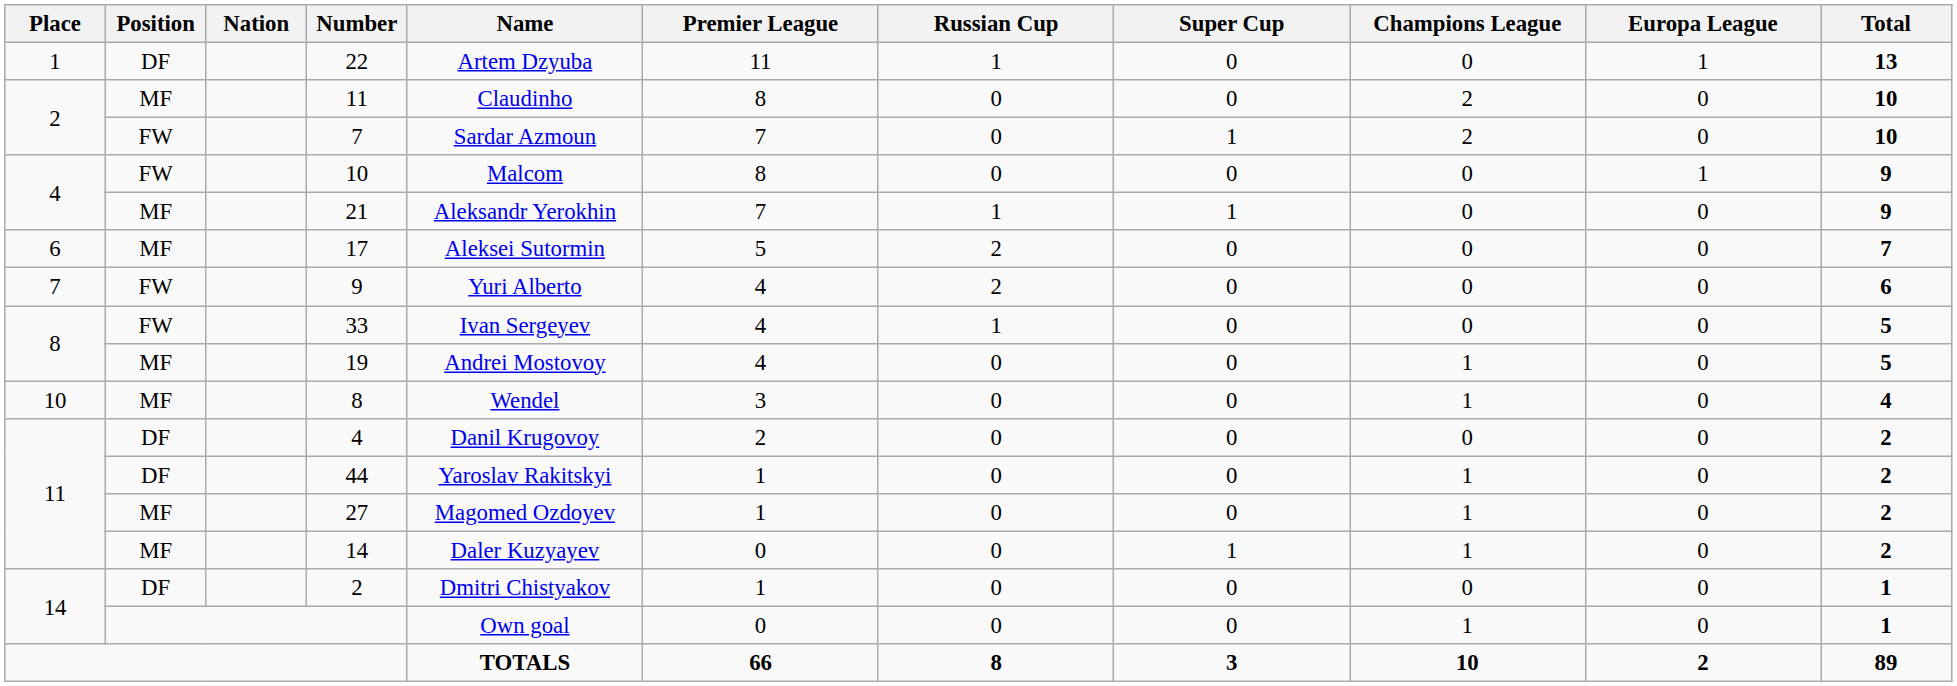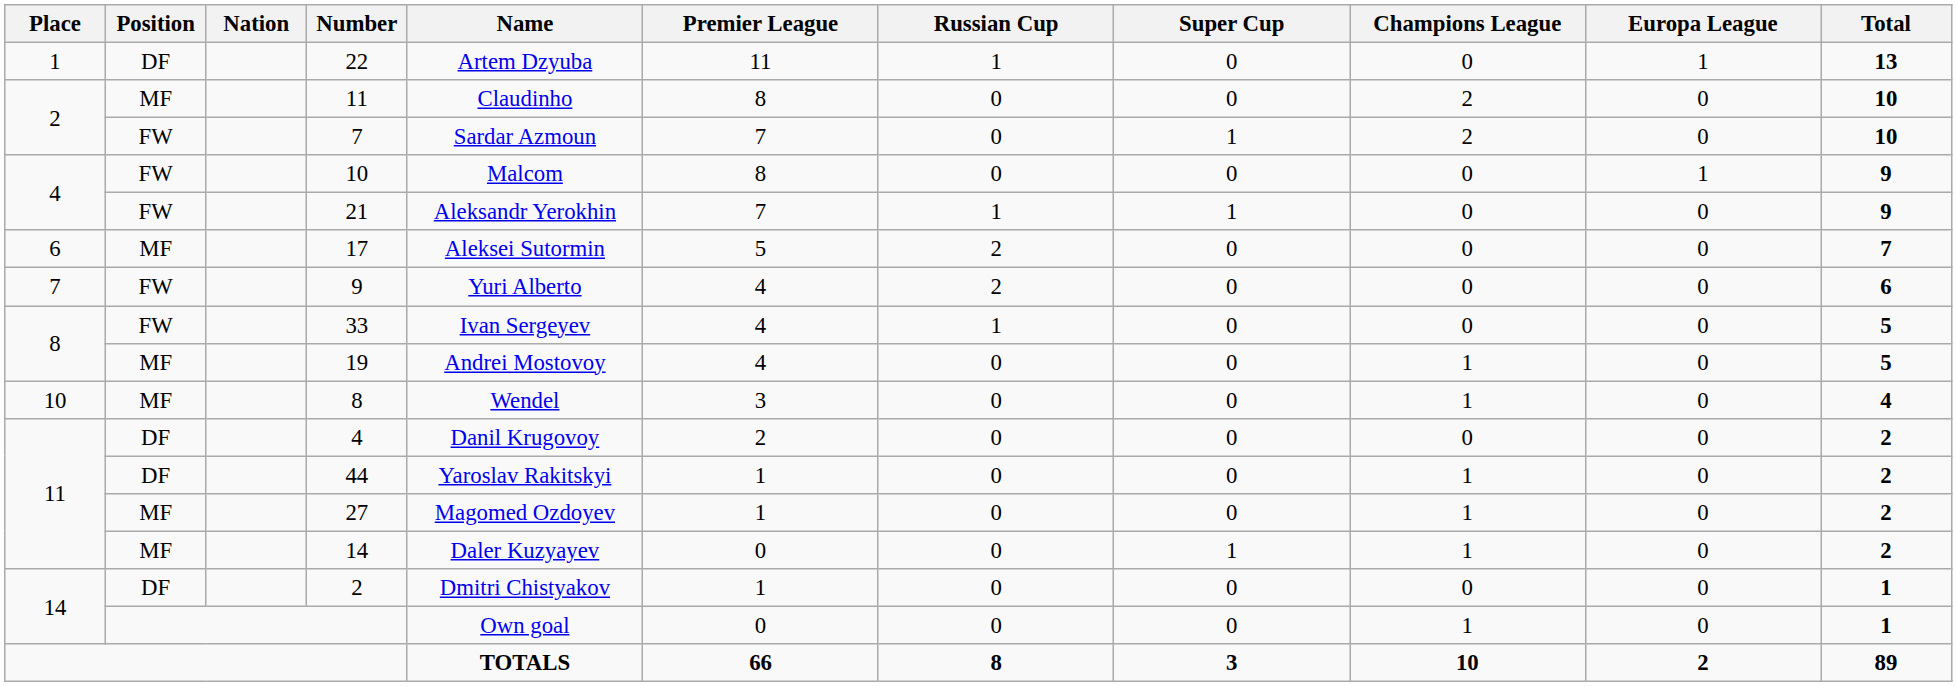(156, 211) MF -> (156, 211) FW
